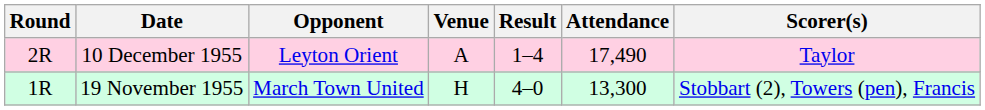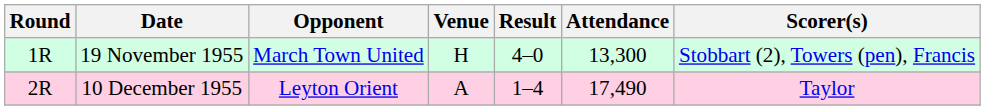rows swapped: (162, 88) <-> (162, 54)
